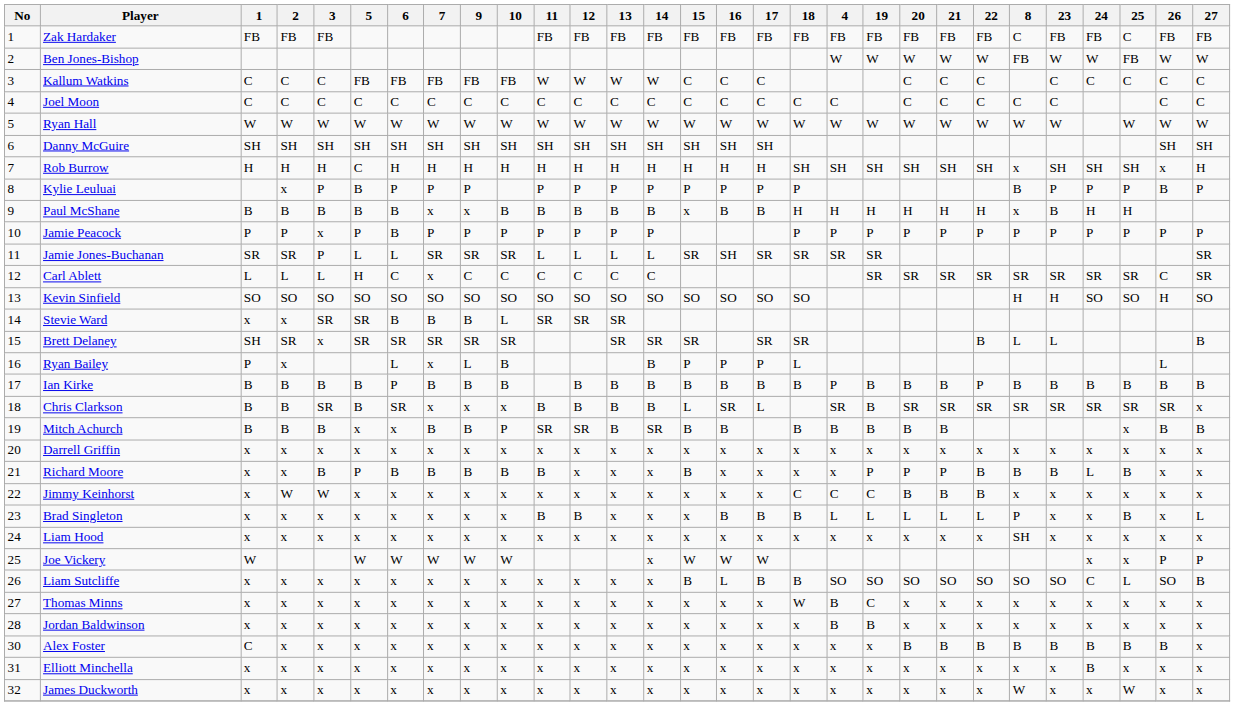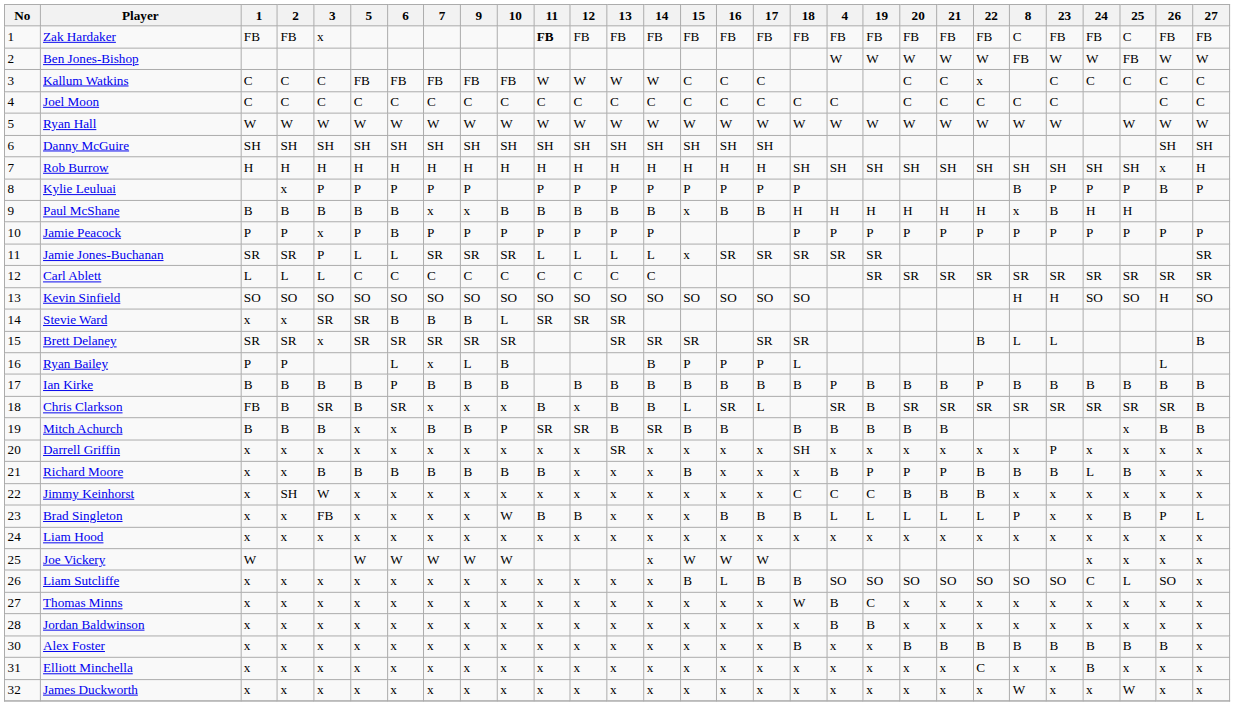(325, 36) FB -> (320, 36) x
(545, 36) normal -> (545, 36) bold
(981, 80) C -> (979, 80) x
(358, 167) C -> (358, 167) H
(1016, 167) x -> (1021, 167) SH
(358, 189) B -> (357, 189) P
(691, 254) SR -> (687, 254) x
(728, 254) SH -> (728, 254) SR
(358, 276) H -> (358, 276) C
(430, 276) x -> (431, 276) C
(1164, 276) C -> (1167, 276) SR
(252, 341) SH -> (252, 341) SR
(284, 363) x -> (284, 363) P
(248, 406) B -> (252, 406) FB
(578, 406) B -> (577, 406) x
(1199, 406) x -> (1200, 406) B
(613, 450) x -> (618, 450) SR
(796, 450) x -> (802, 450) SH
(1053, 450) x -> (1053, 450) P
(357, 472) P -> (358, 472) B
(833, 472) x -> (834, 472) B
(287, 493) W -> (289, 493) SH
(320, 515) x -> (325, 515) FB
(503, 515) x -> (506, 515) W
(1163, 515) x -> (1163, 515) P
(1021, 537) SH -> (1016, 537) x
(1163, 559) P -> (1163, 559) x
(1200, 559) P -> (1199, 559) x
(1200, 580) B -> (1199, 580) x
(248, 646) C -> (247, 646) x
(796, 646) x -> (797, 646) B
(979, 667) x -> (981, 667) C
